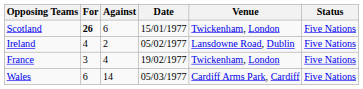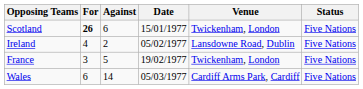(106, 60) 4 -> (106, 60) 5
